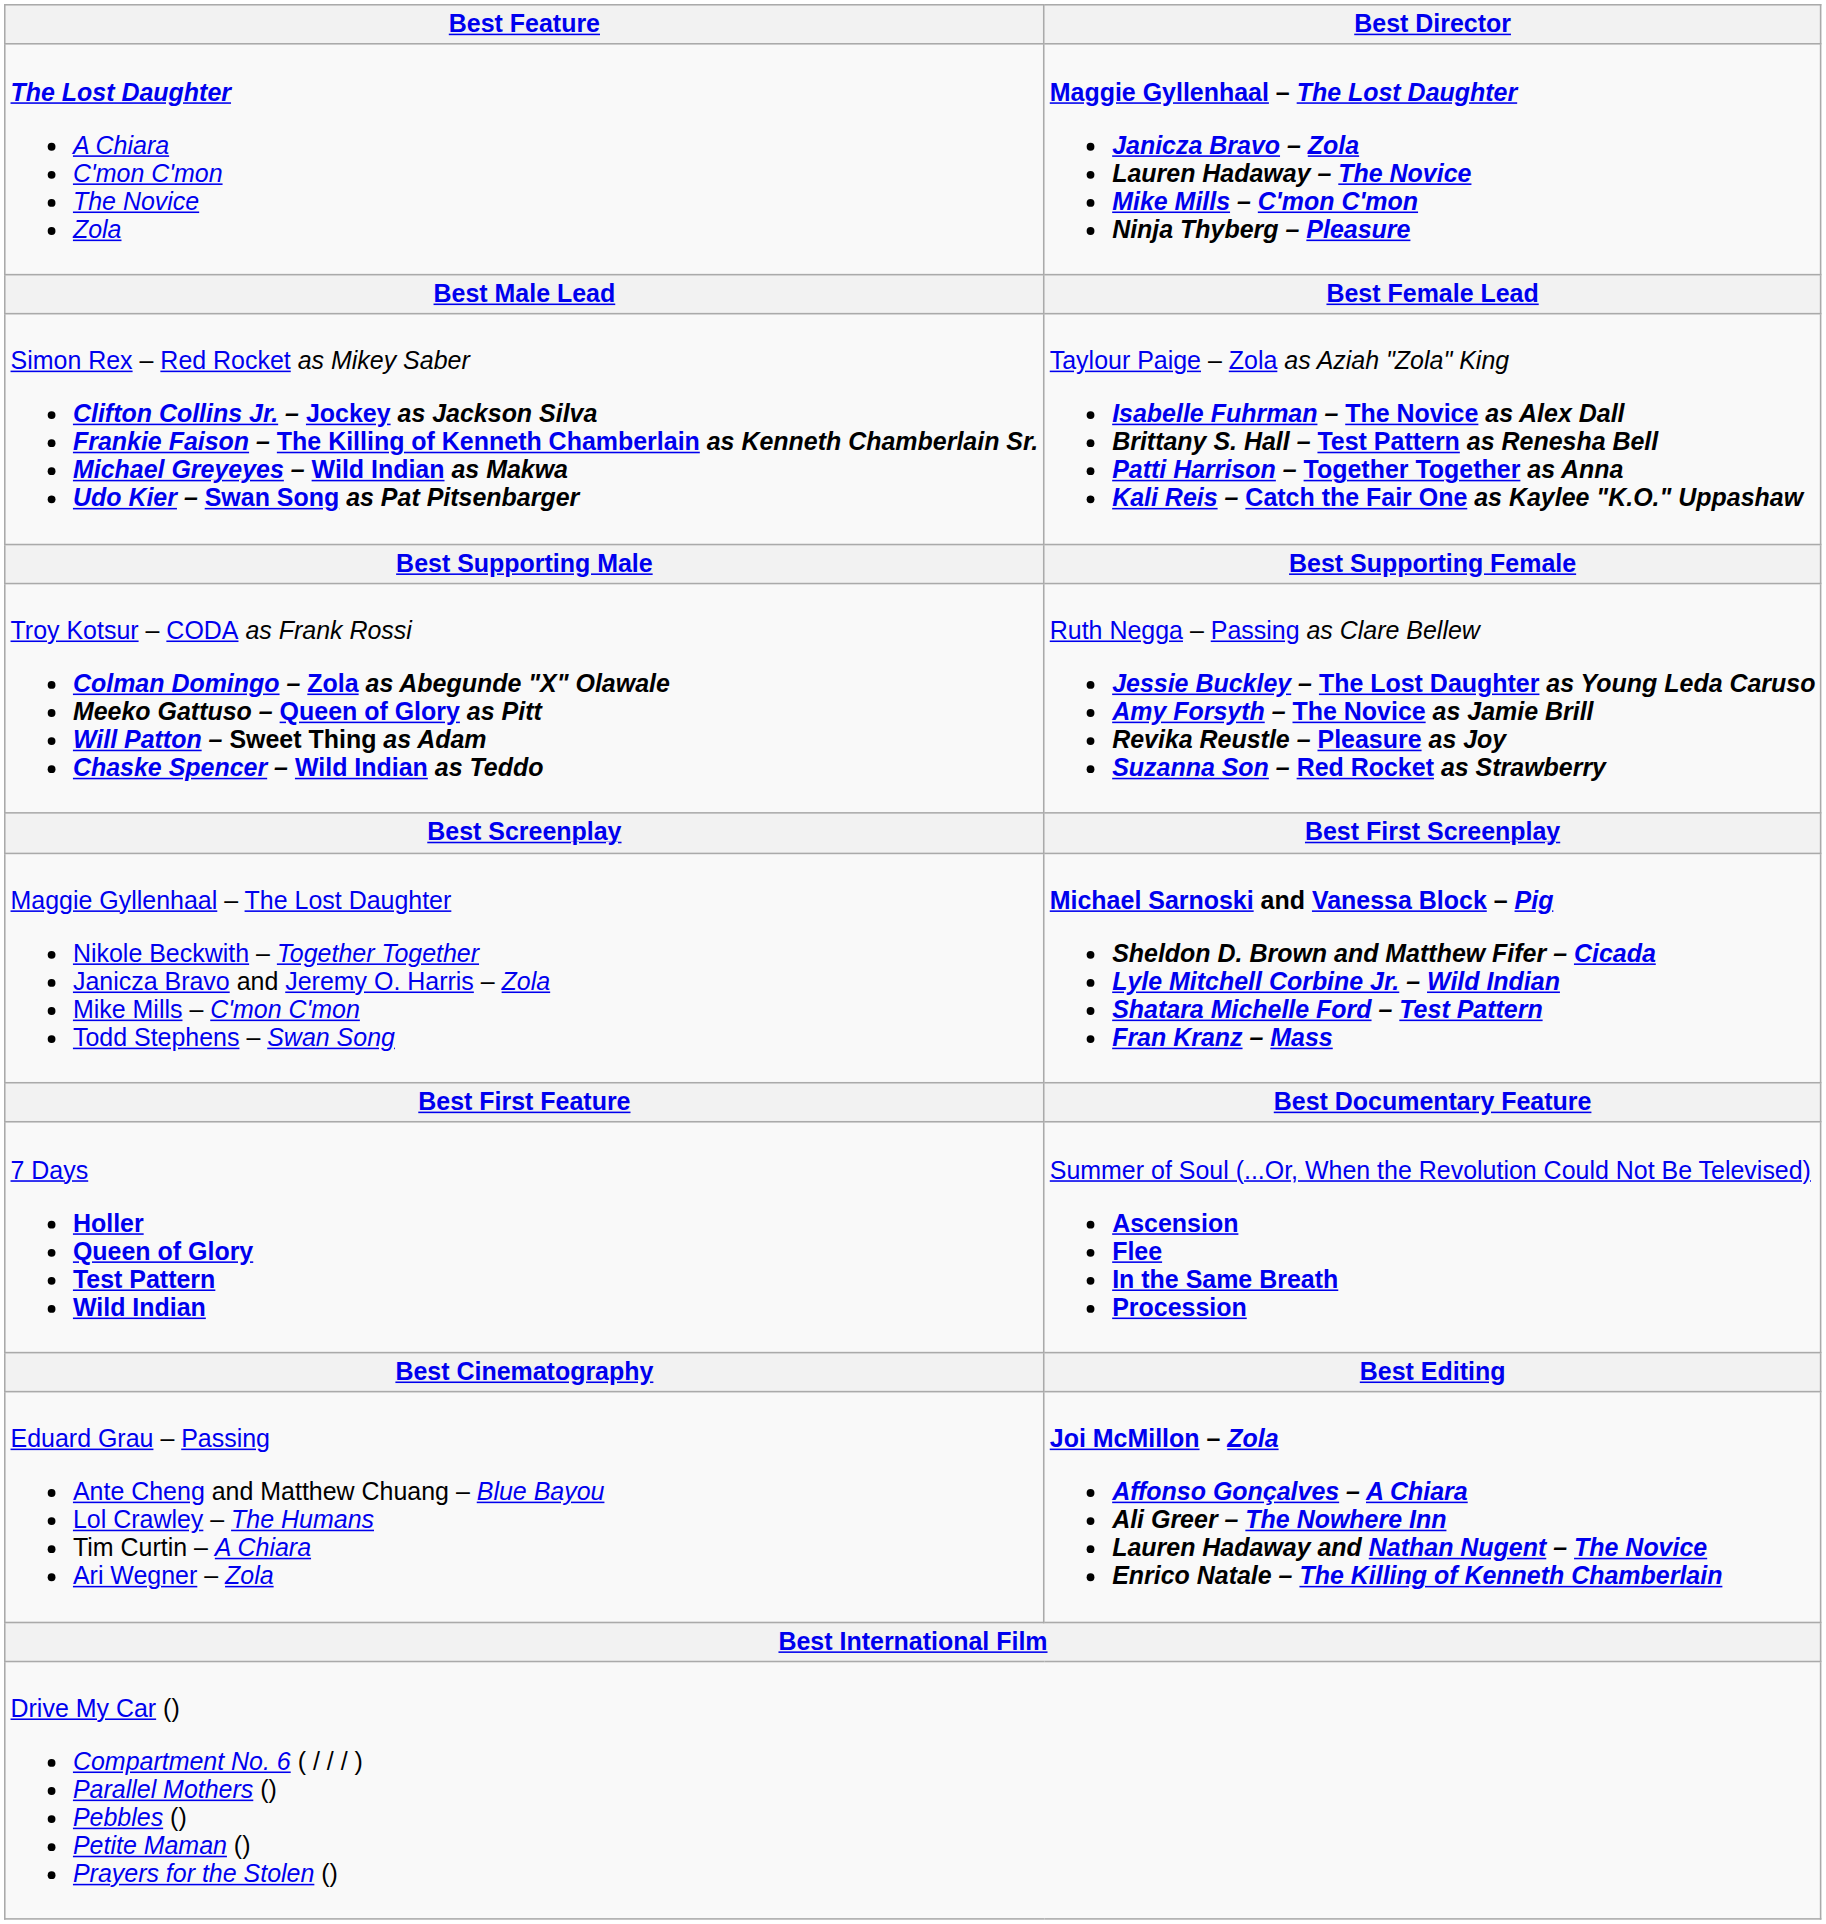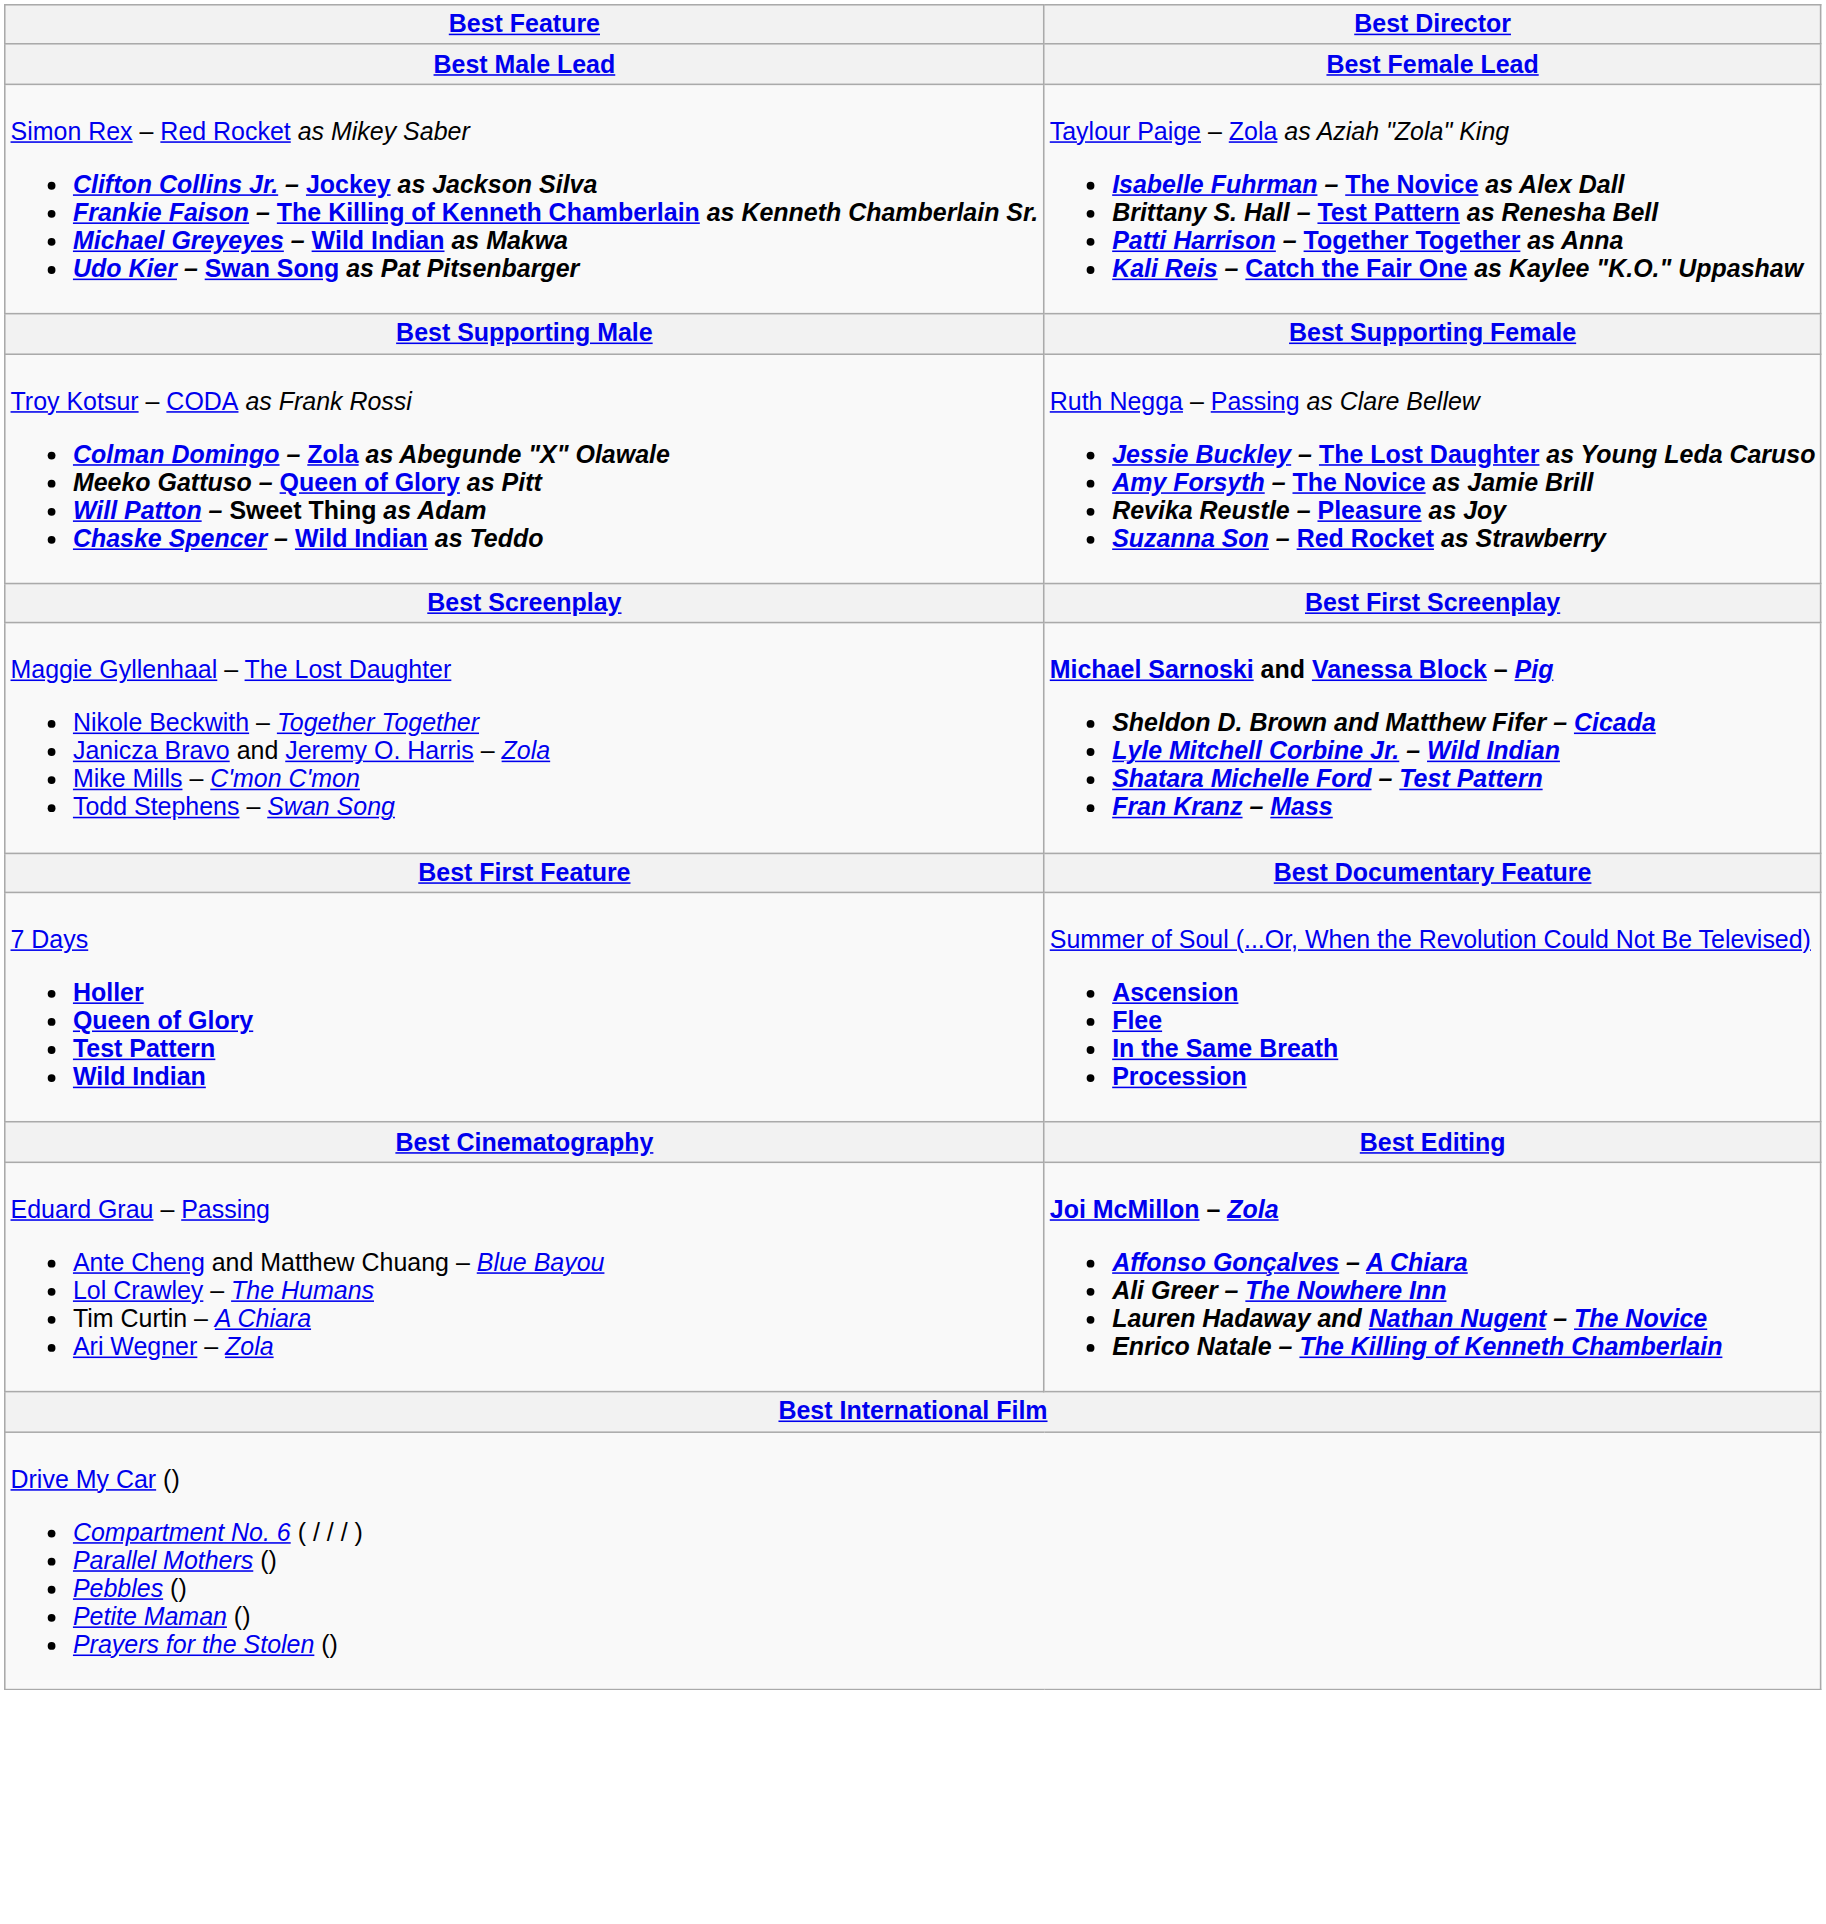- row: (524, 161)
